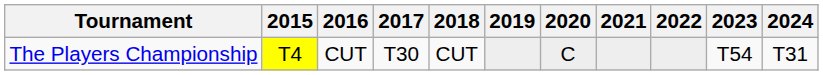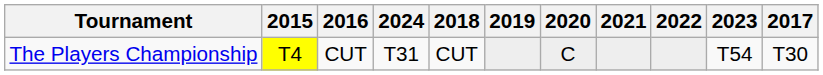columns swapped: (401, 21) <-> (790, 21)
